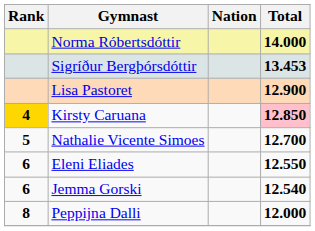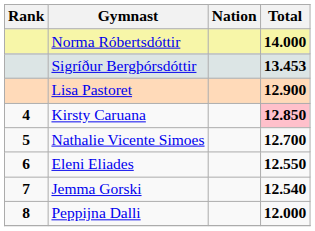(26, 115) gold background -> (26, 115) no background
(26, 189) 6 -> (26, 189) 7
